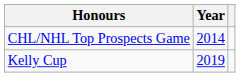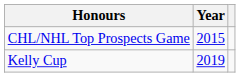(211, 38) 2014 -> (211, 38) 2015
